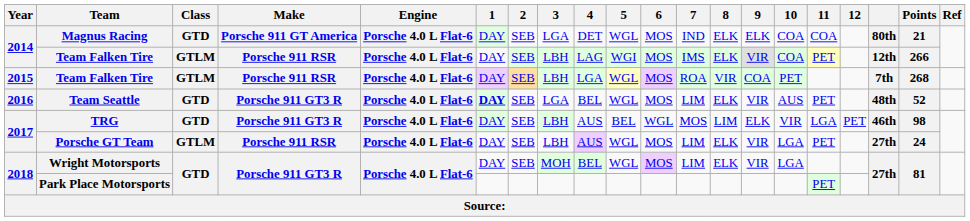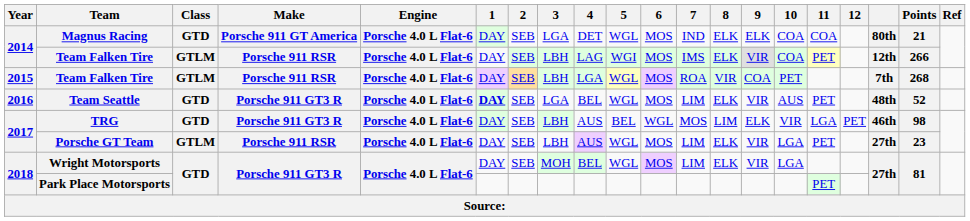(919, 142) 24 -> (919, 142) 23
